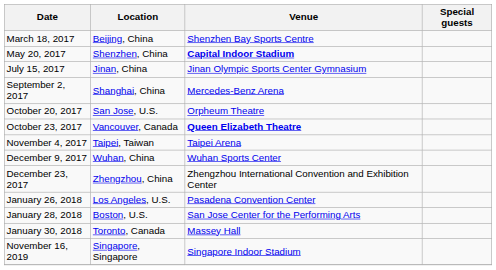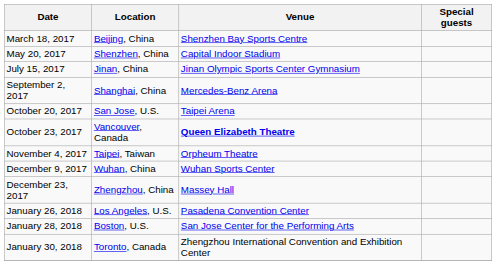(241, 54) bold -> (231, 54) normal
(226, 111) Orpheum Theatre -> (208, 111) Taipei Arena
(214, 142) Taipei Arena -> (219, 153) Orpheum Theatre
(298, 178) Zhengzhou International Convention and Exhibition Center -> (207, 189) Massey Hall
(214, 230) Massey Hall -> (292, 247) Zhengzhou International Convention and Exhibition Center
- row: (37, 251)
